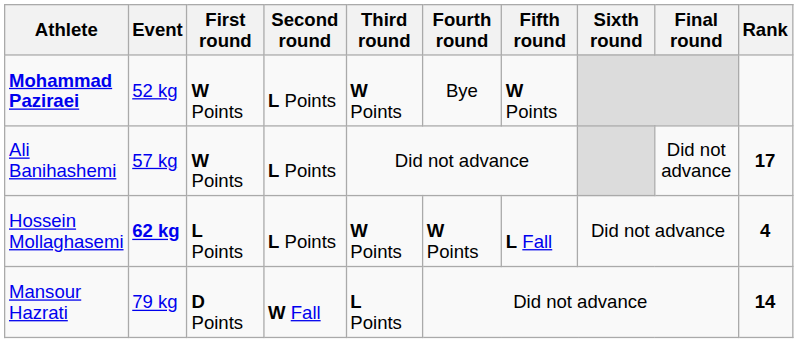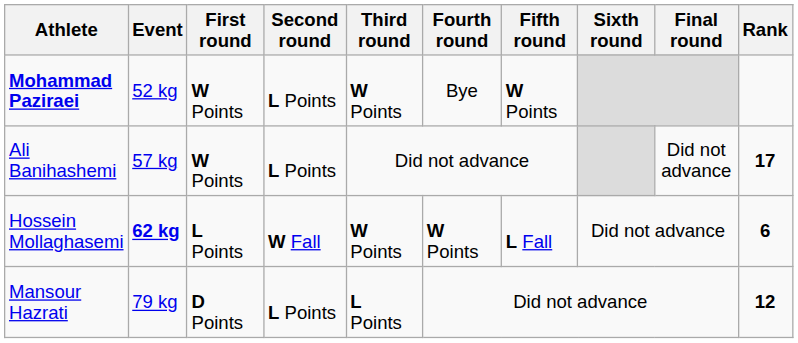(302, 242) L Points -> (294, 242) W Fall
(765, 232) 4 -> (765, 232) 6
(294, 313) W Fall -> (302, 313) L Points
(765, 302) 14 -> (765, 302) 12
